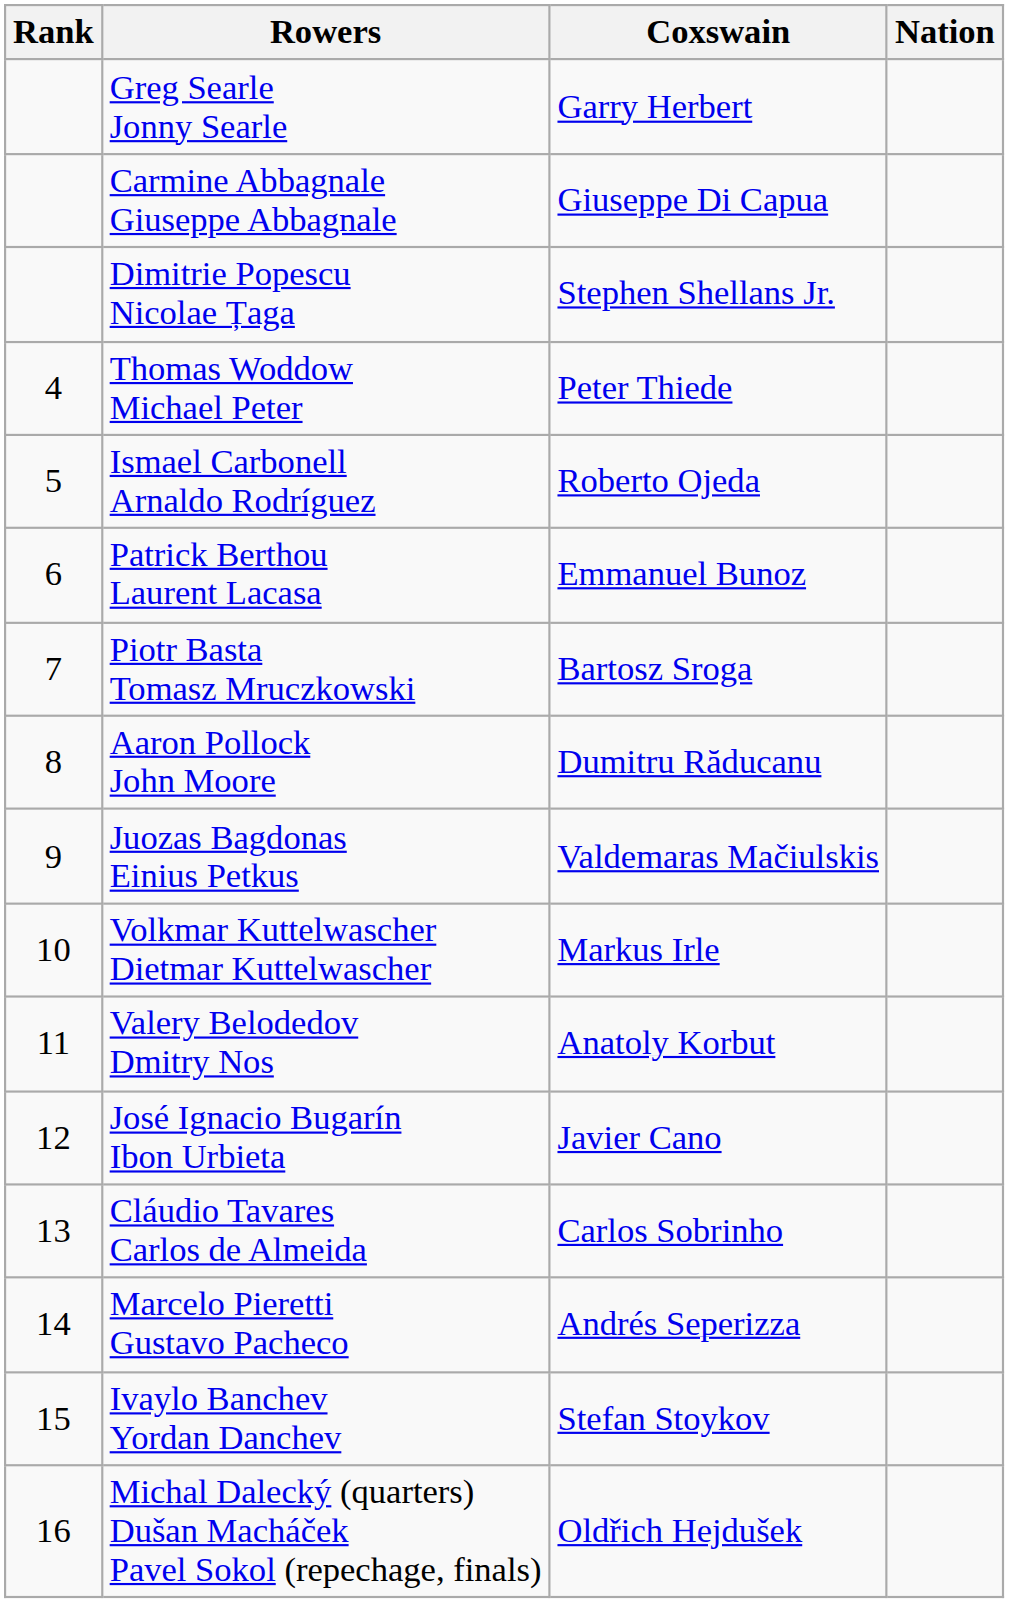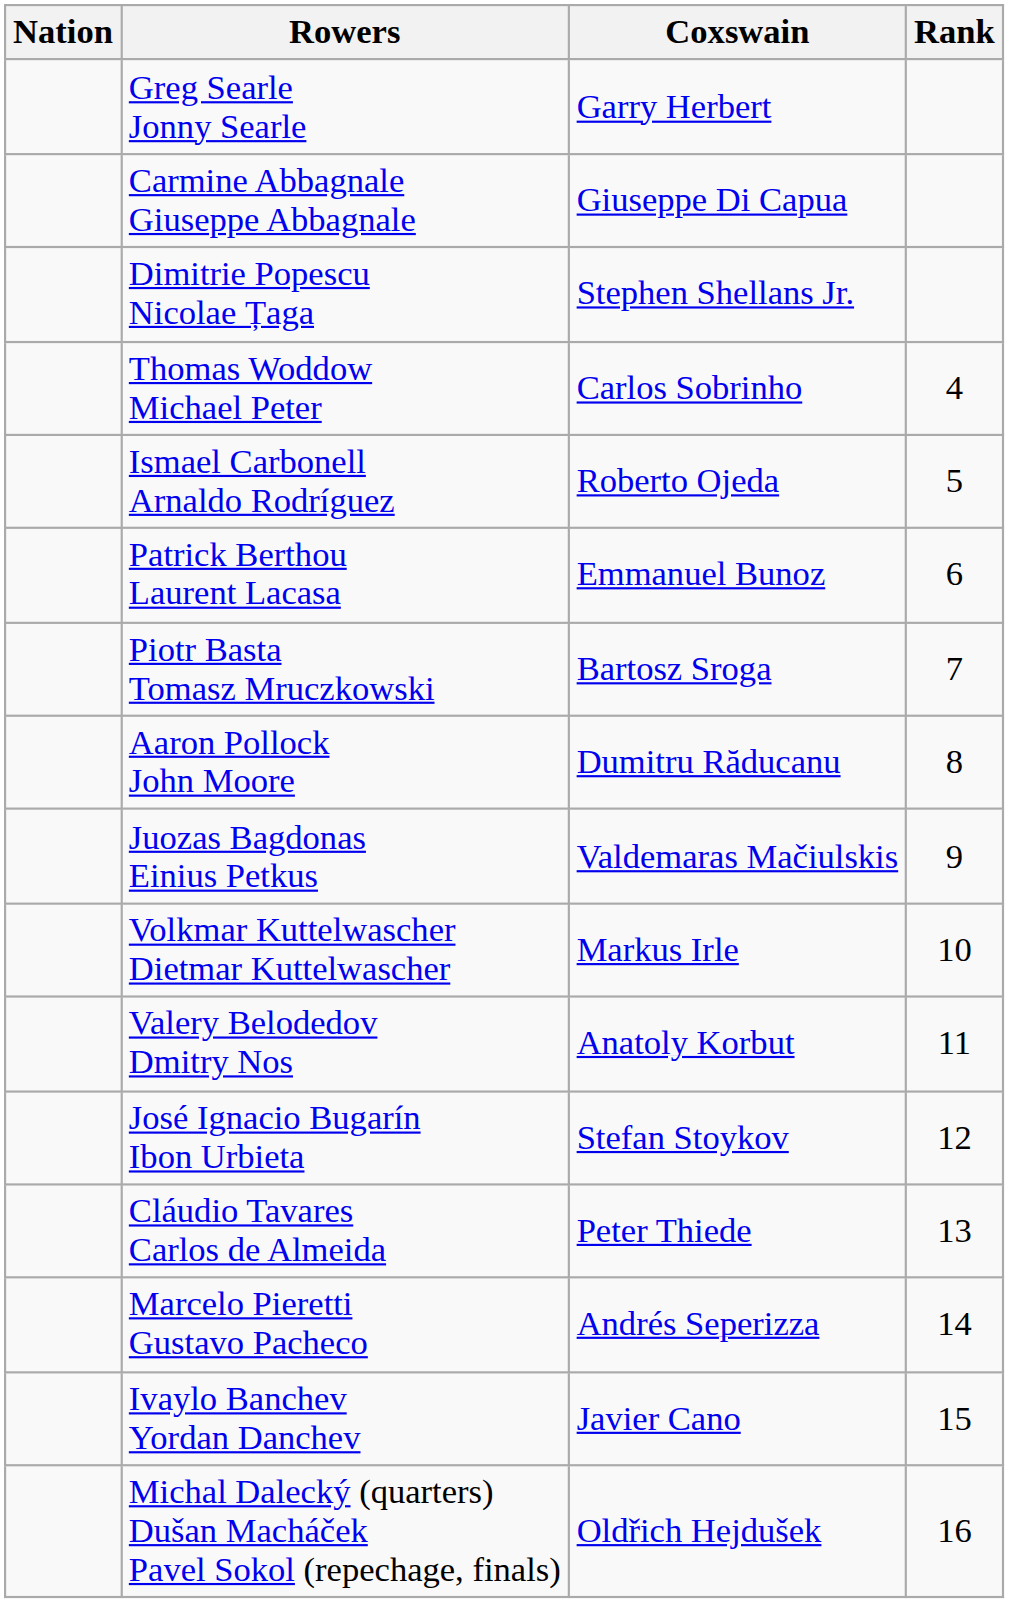columns swapped: (53, 31) <-> (945, 31)
(645, 387) Peter Thiede -> (689, 387) Carlos Sobrinho
(640, 1136) Javier Cano -> (683, 1136) Stefan Stoykov
(670, 1230) Carlos Sobrinho -> (664, 1230) Peter Thiede
(664, 1417) Stefan Stoykov -> (659, 1417) Javier Cano
